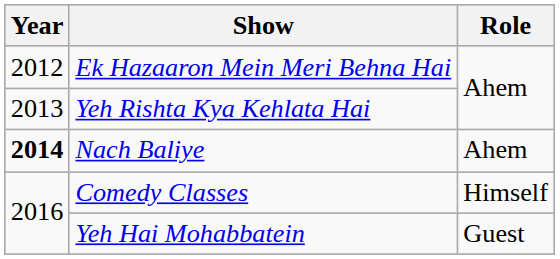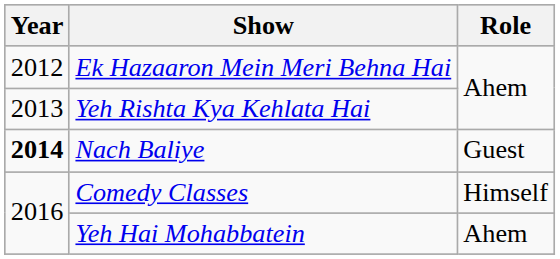(495, 150) Ahem -> (494, 150) Guest
(494, 233) Guest -> (495, 233) Ahem
